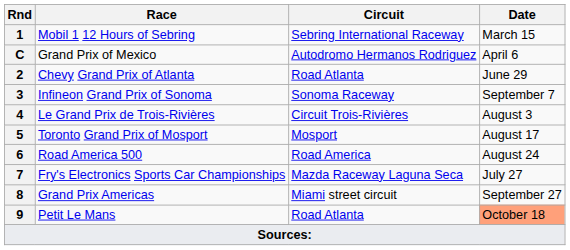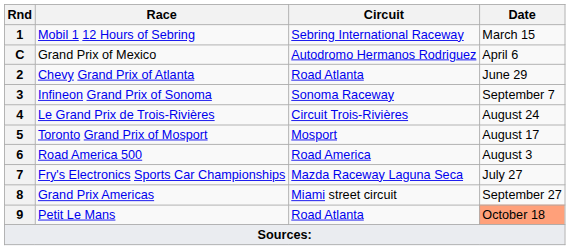(507, 115) August 3 -> (511, 115) August 24
(511, 155) August 24 -> (507, 155) August 3
